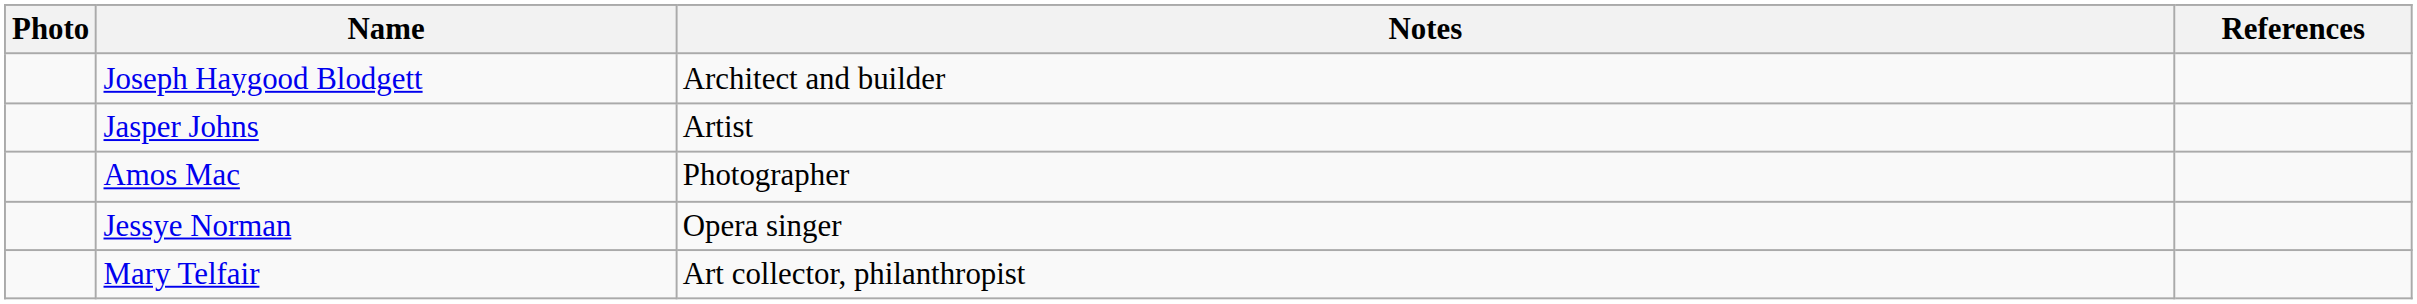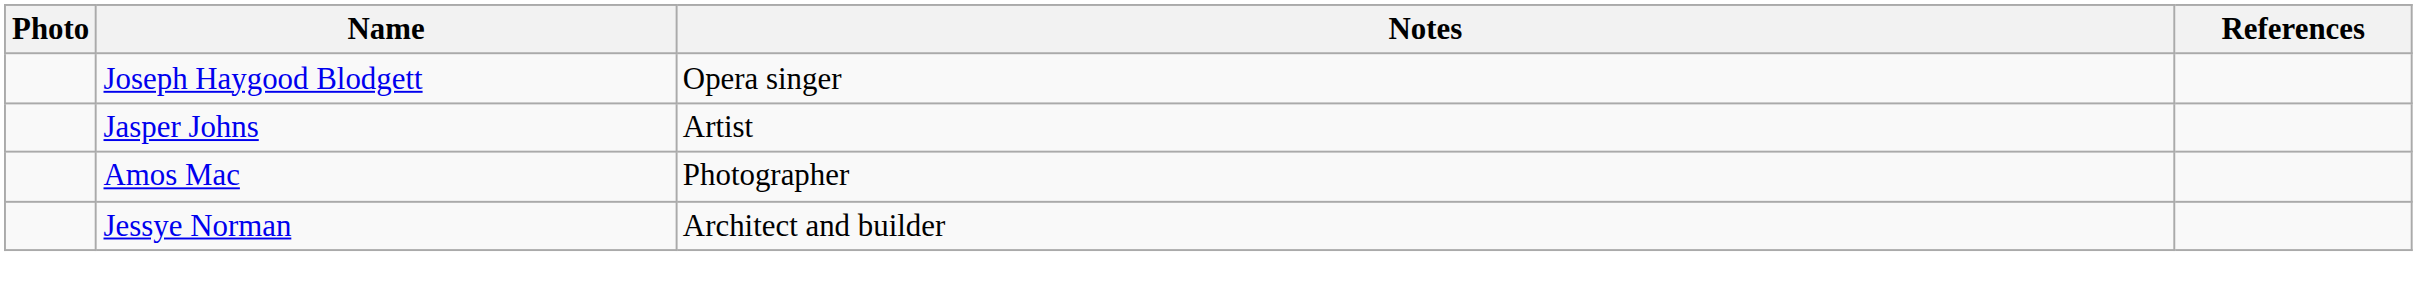(814, 77) Architect and builder -> (762, 77) Opera singer
(762, 224) Opera singer -> (814, 224) Architect and builder
- row: (181, 273)
